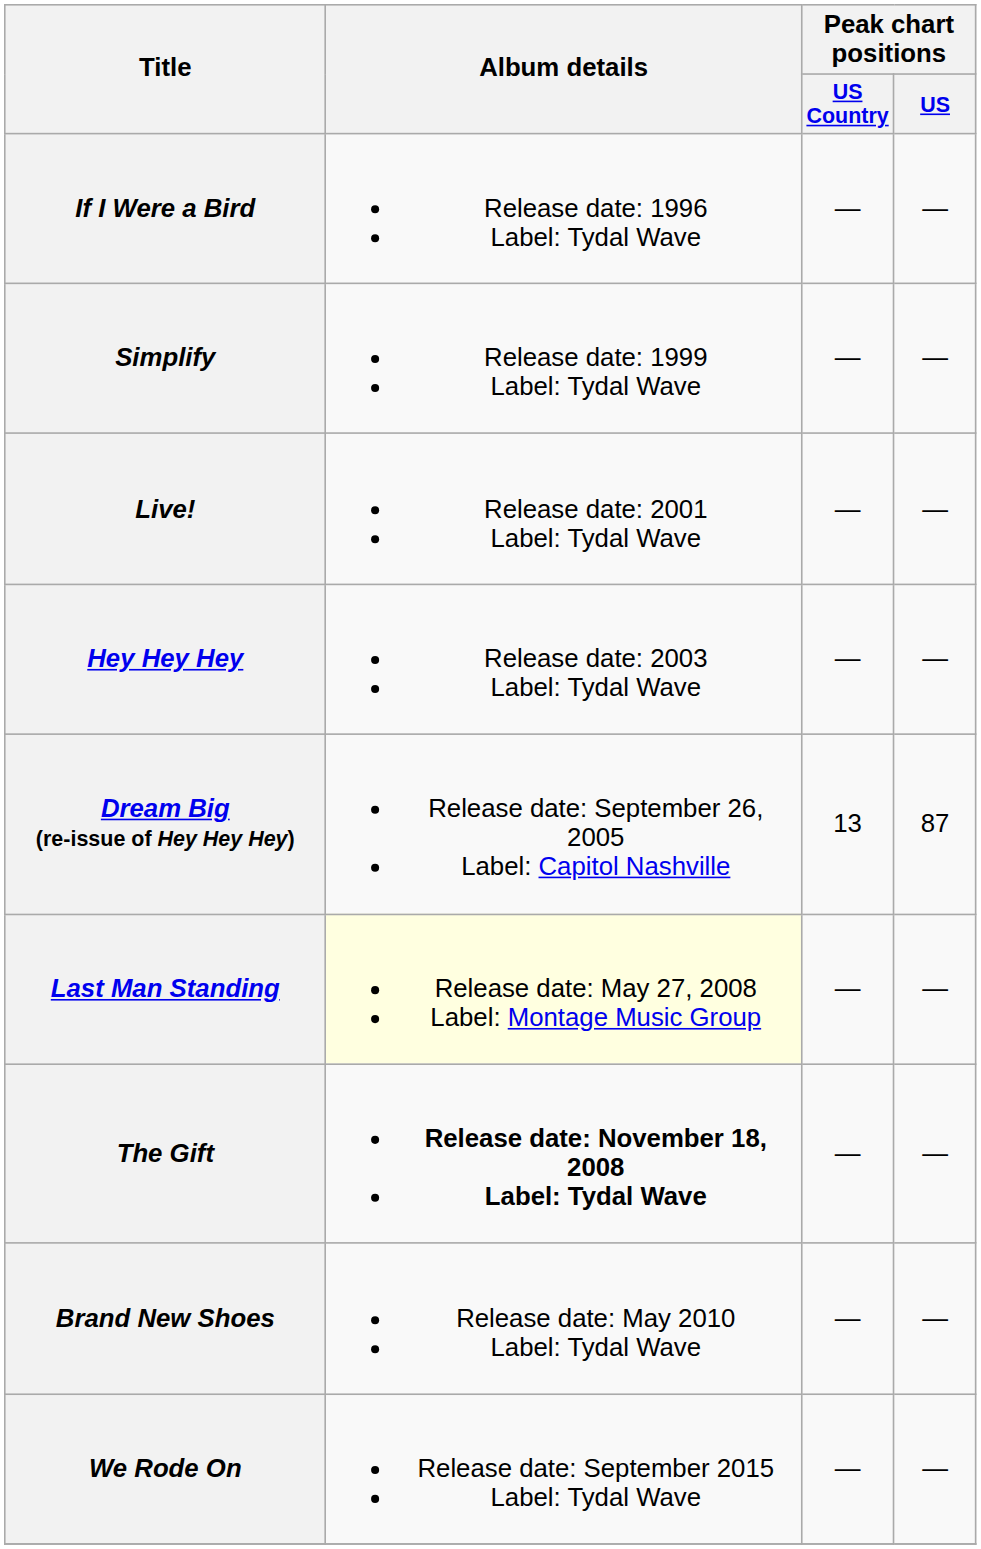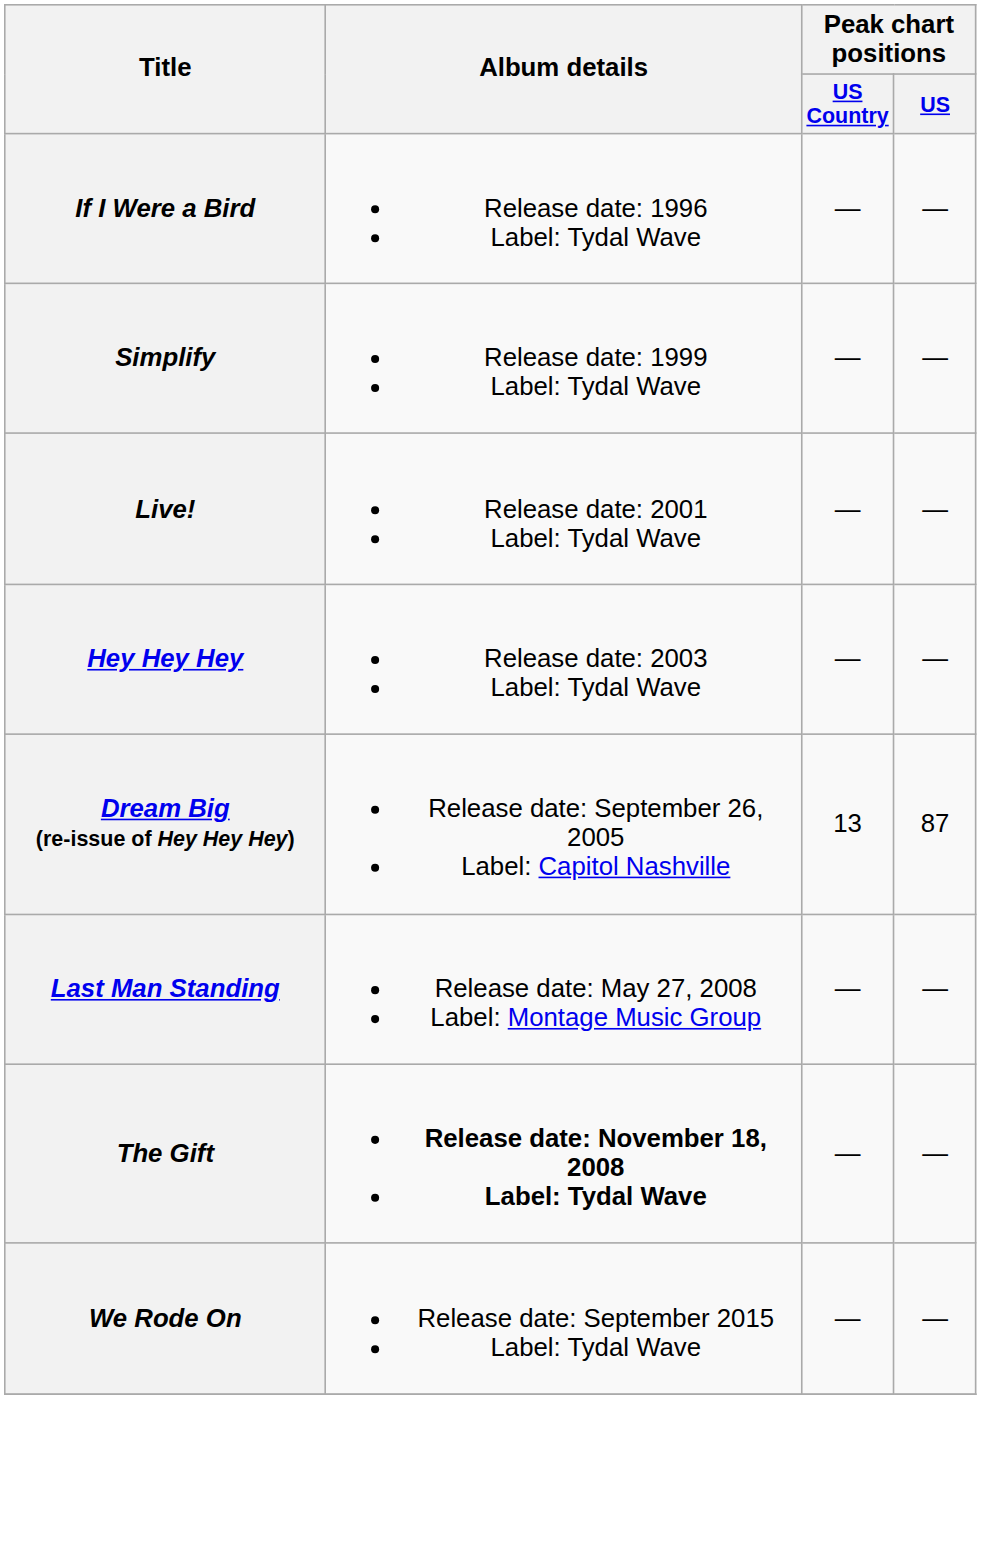(564, 1003) lightyellow background -> (564, 1003) no background
- row: (165, 1318)
